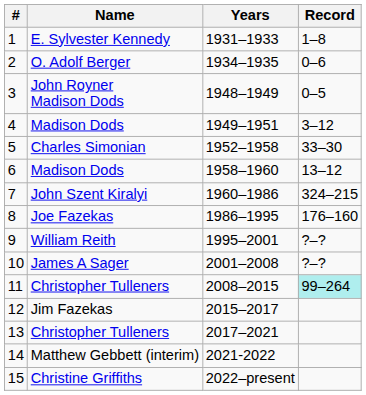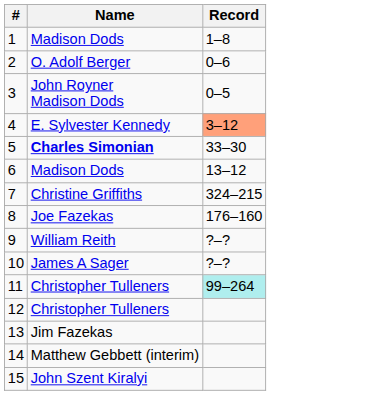- column: (250, 16)
(100, 39) E. Sylvester Kennedy -> (77, 39) Madison Dods
(77, 124) Madison Dods -> (100, 124) E. Sylvester Kennedy
(318, 124) no background -> (222, 124) lightsalmon background
(88, 147) normal -> (92, 147) bold
(89, 194) John Szent Kiralyi -> (86, 194) Christine Griffiths
(72, 309) Jim Fazekas -> (100, 309) Christopher Tulleners
(100, 332) Christopher Tulleners -> (72, 332) Jim Fazekas
(86, 378) Christine Griffiths -> (89, 378) John Szent Kiralyi
